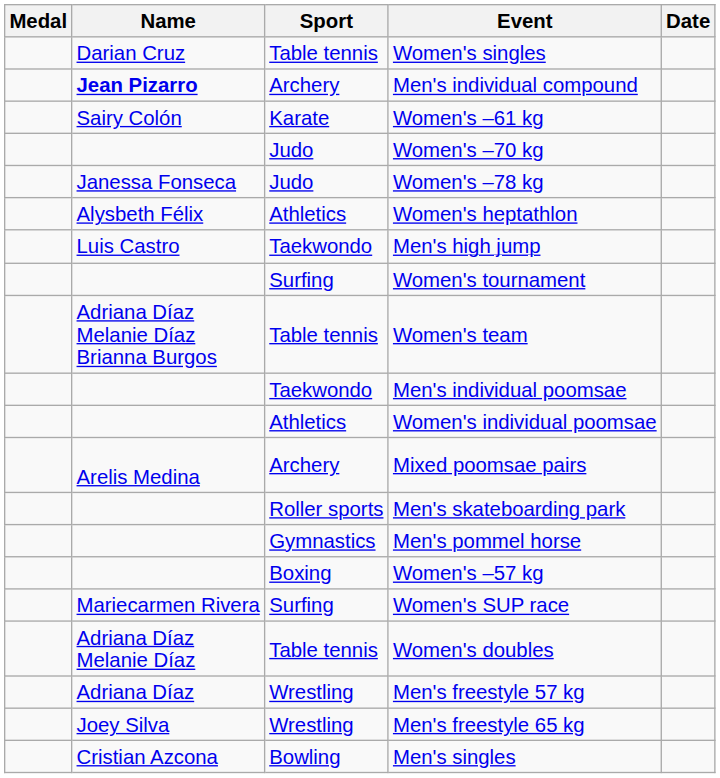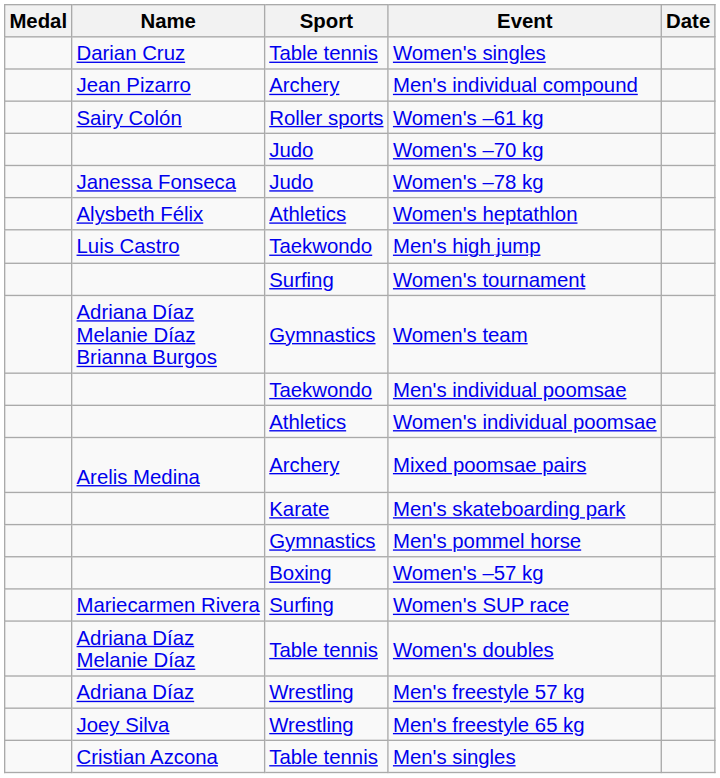(137, 85) bold -> (134, 85) normal
(299, 118) Karate -> (326, 118) Roller sports
(324, 334) Table tennis -> (322, 334) Gymnastics
(326, 508) Roller sports -> (299, 508) Karate
(305, 757) Bowling -> (324, 757) Table tennis
